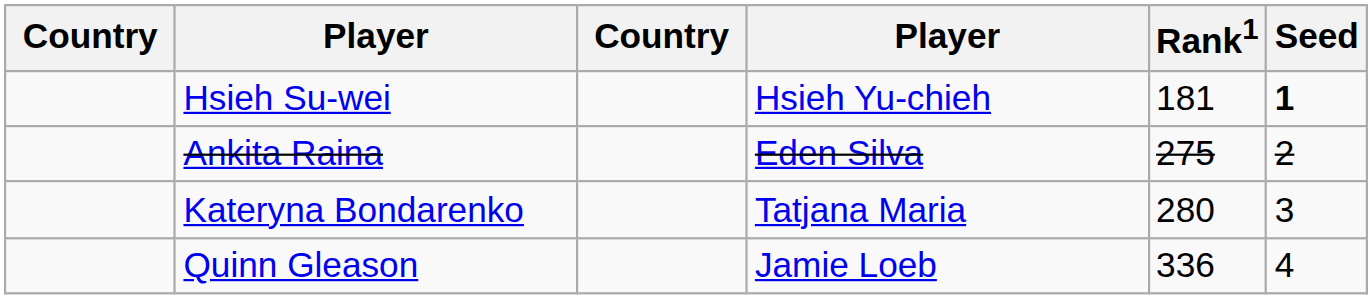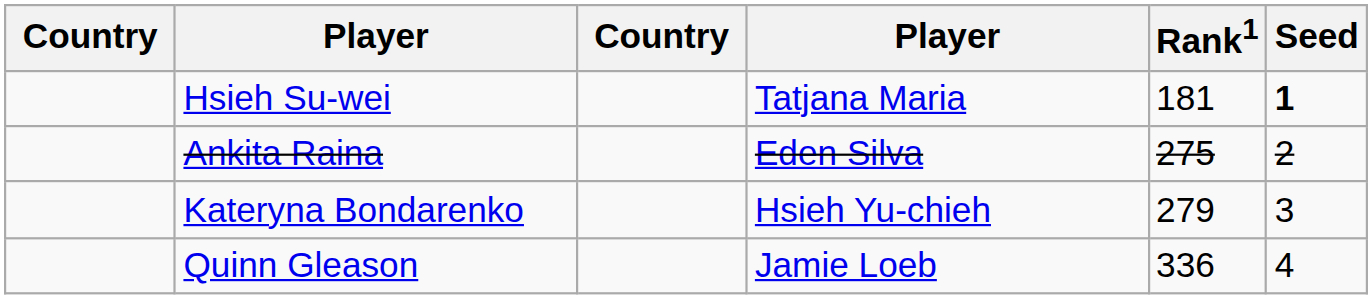(873, 97) Hsieh Yu-chieh -> (861, 97) Tatjana Maria
(861, 209) Tatjana Maria -> (873, 209) Hsieh Yu-chieh
(1185, 209) 280 -> (1185, 209) 279
